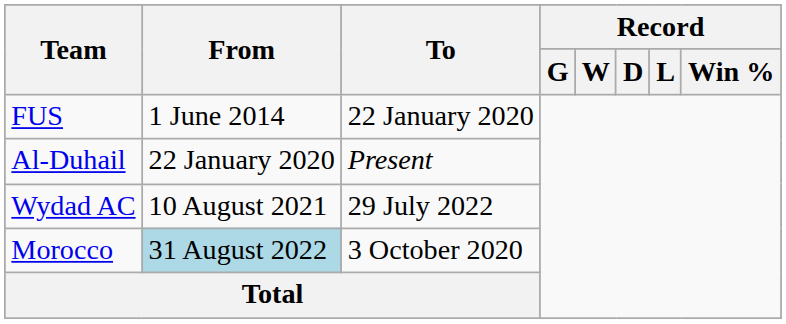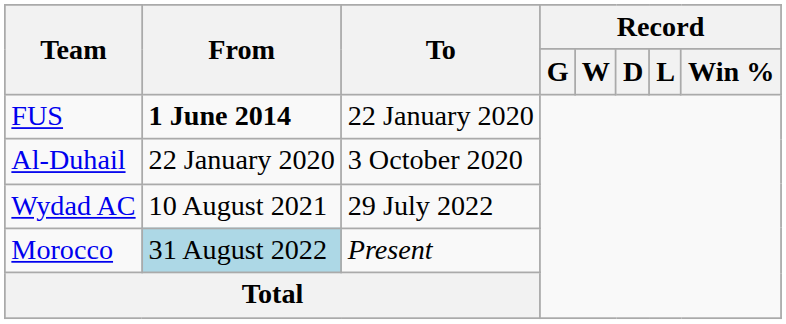(217, 116) normal -> (220, 116) bold
(390, 160) Present -> (435, 160) 3 October 2020
(435, 250) 3 October 2020 -> (390, 250) Present
